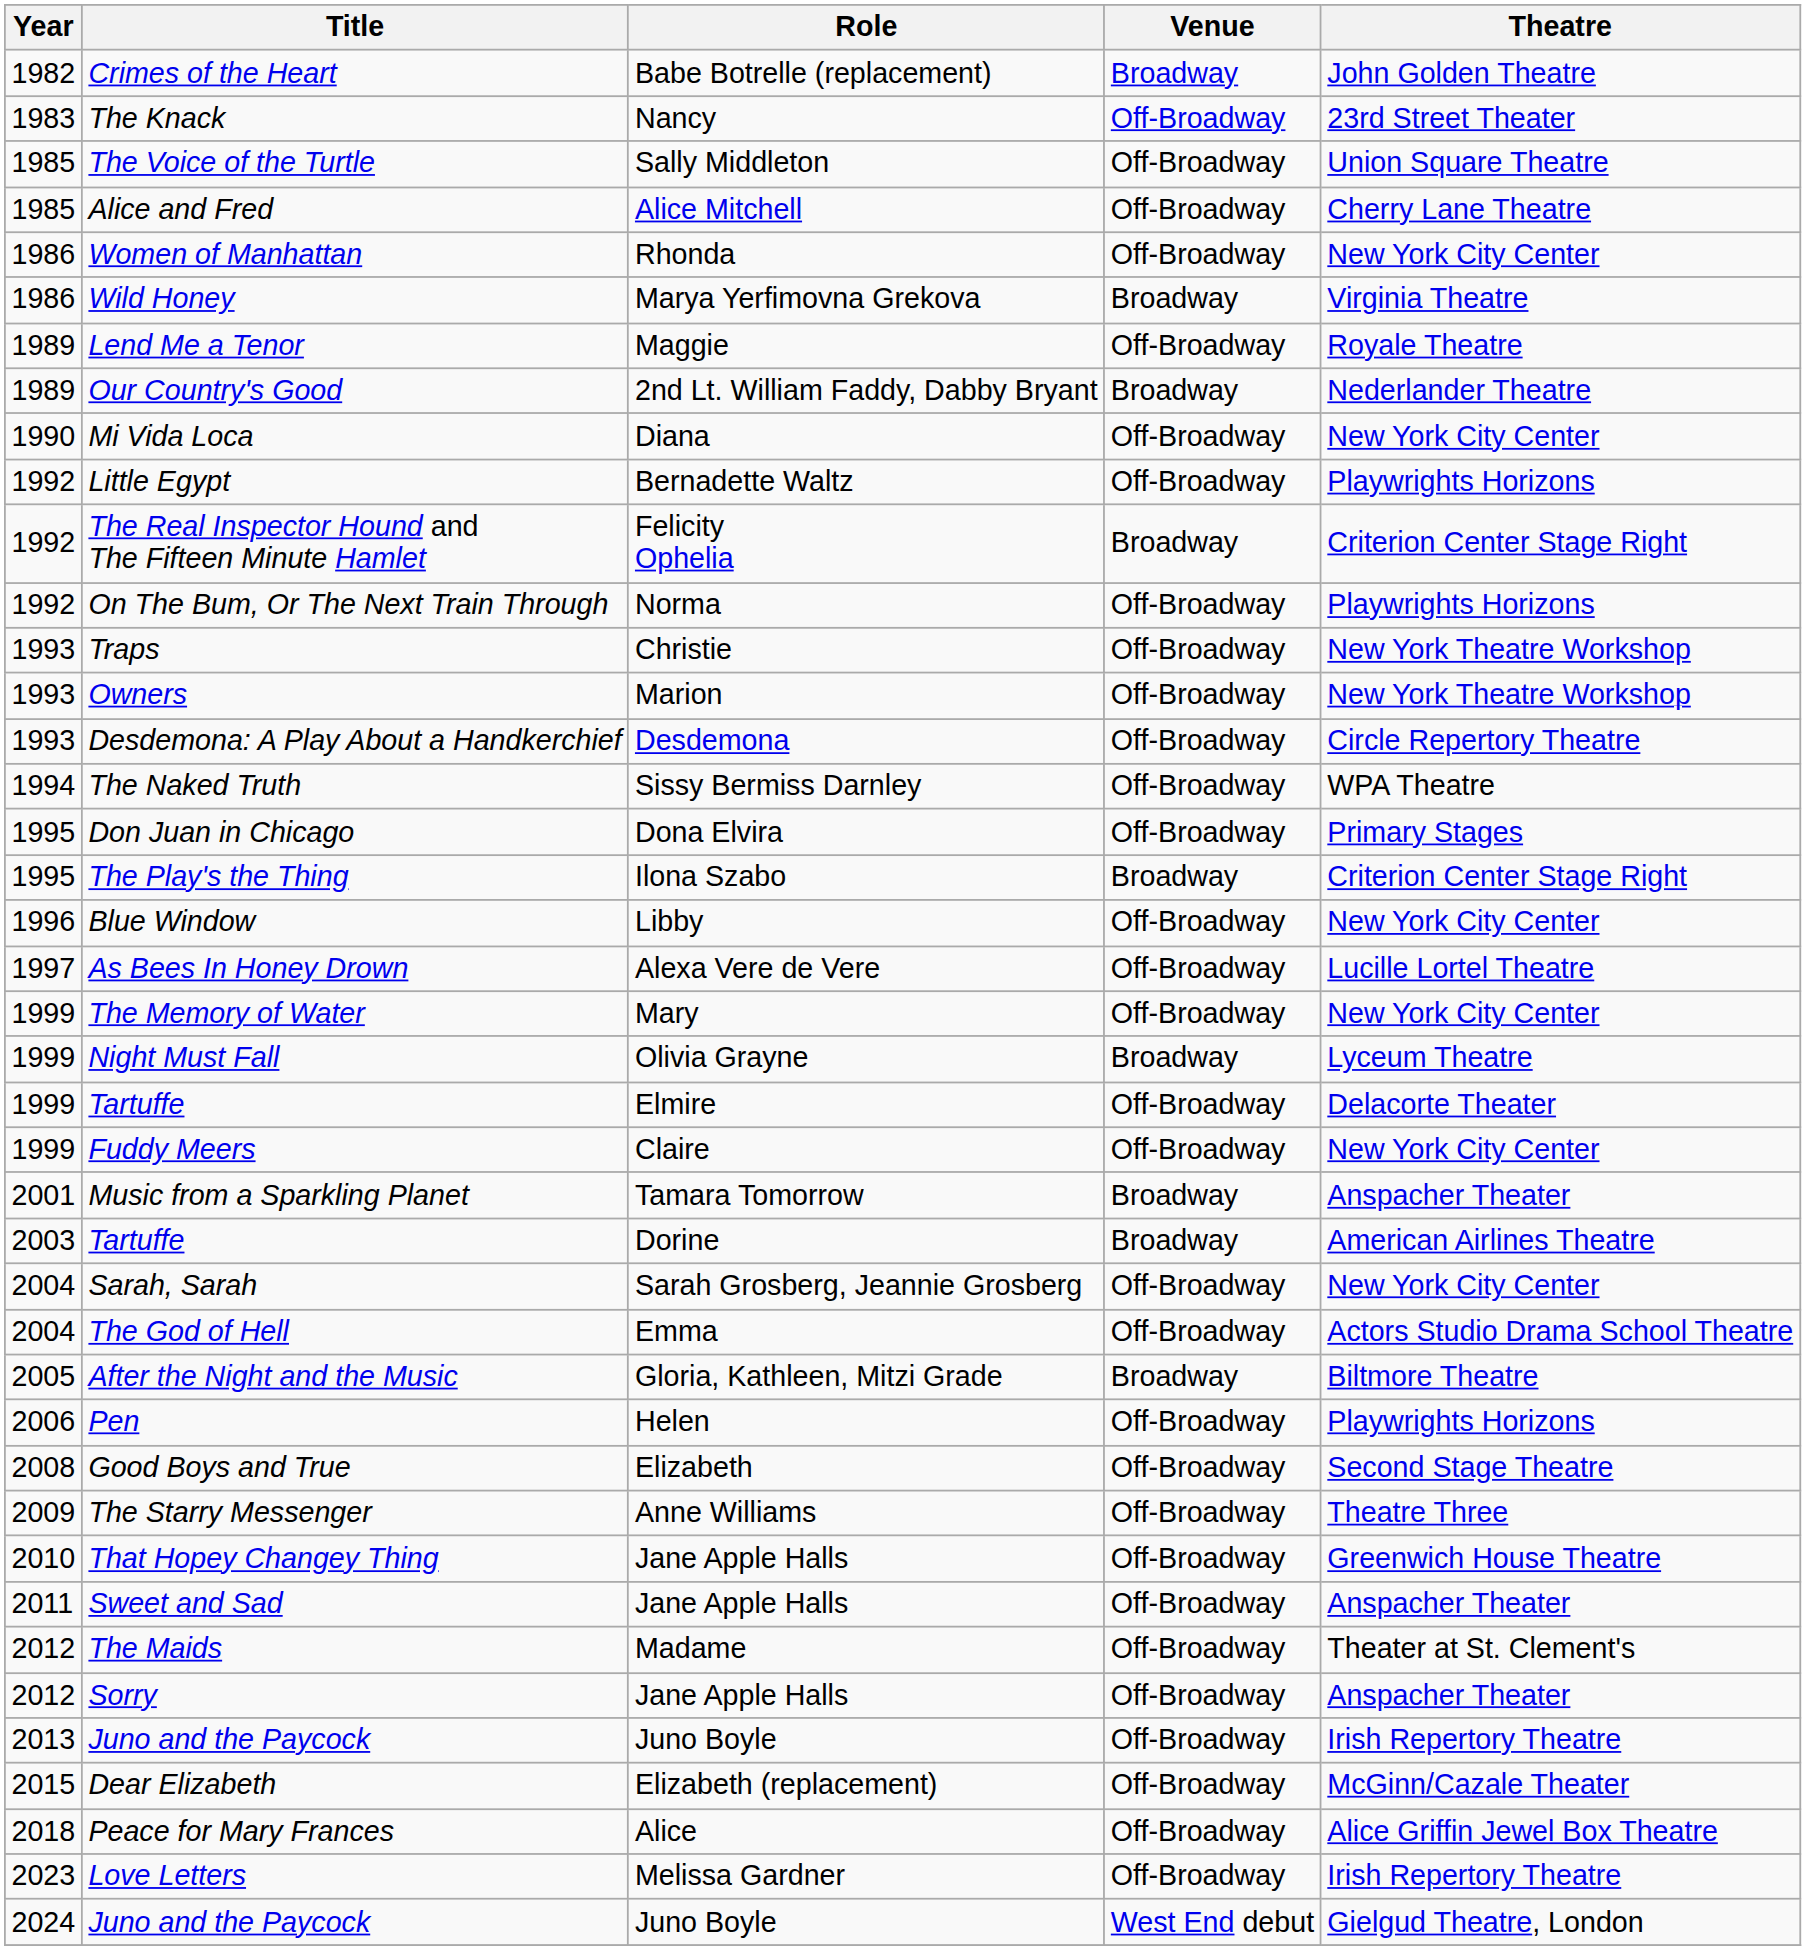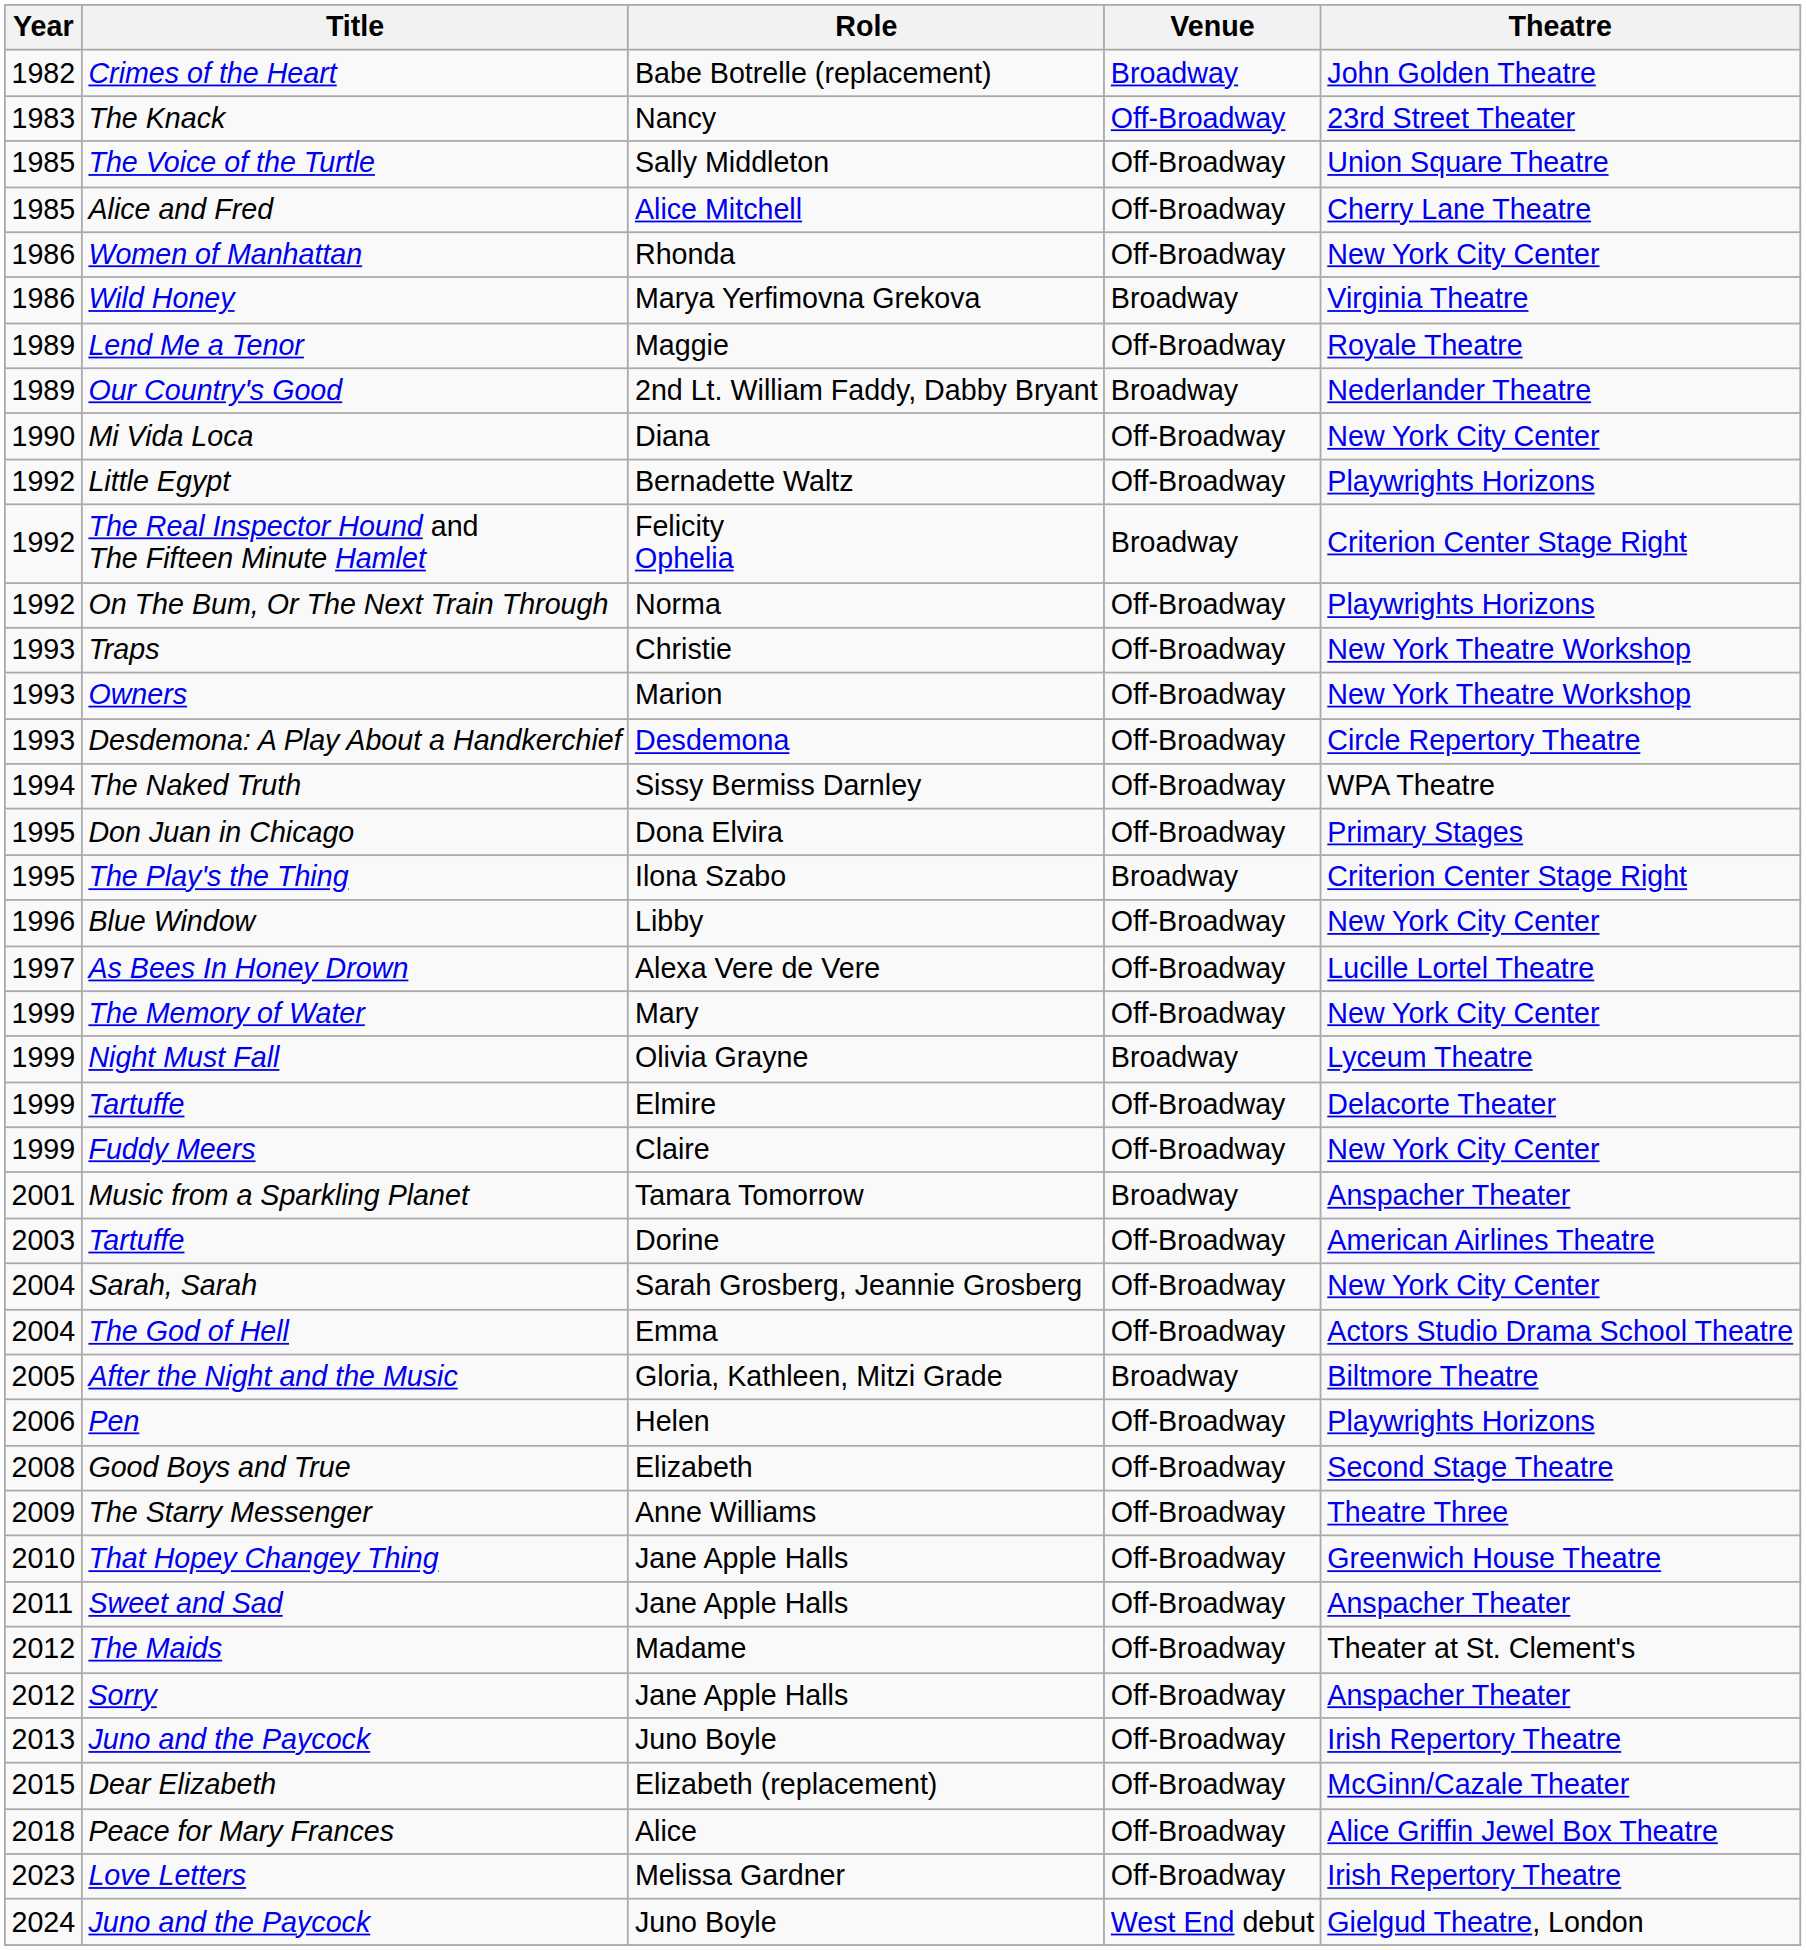(1175, 1240) Broadway -> (1198, 1240) Off-Broadway
